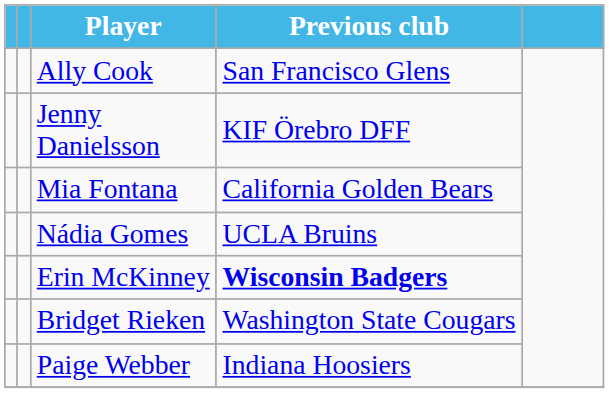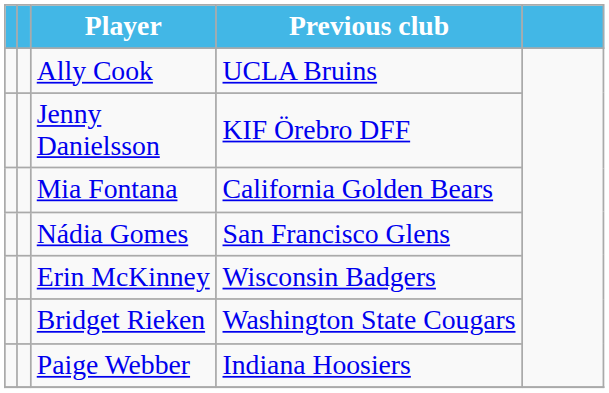(336, 70) San Francisco Glens -> (300, 70) UCLA Bruins
(300, 233) UCLA Bruins -> (336, 233) San Francisco Glens
(335, 277) bold -> (329, 277) normal
